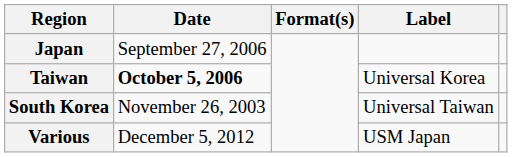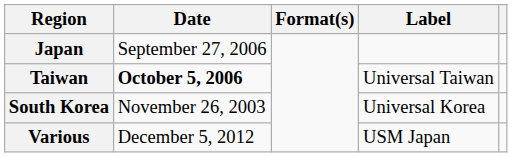(424, 78) Universal Korea -> (428, 78) Universal Taiwan
(428, 107) Universal Taiwan -> (424, 107) Universal Korea
